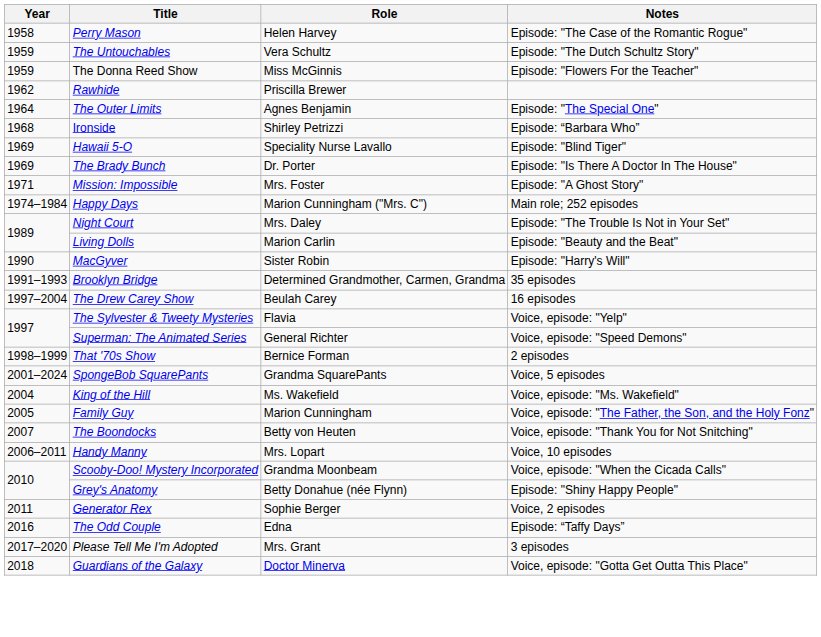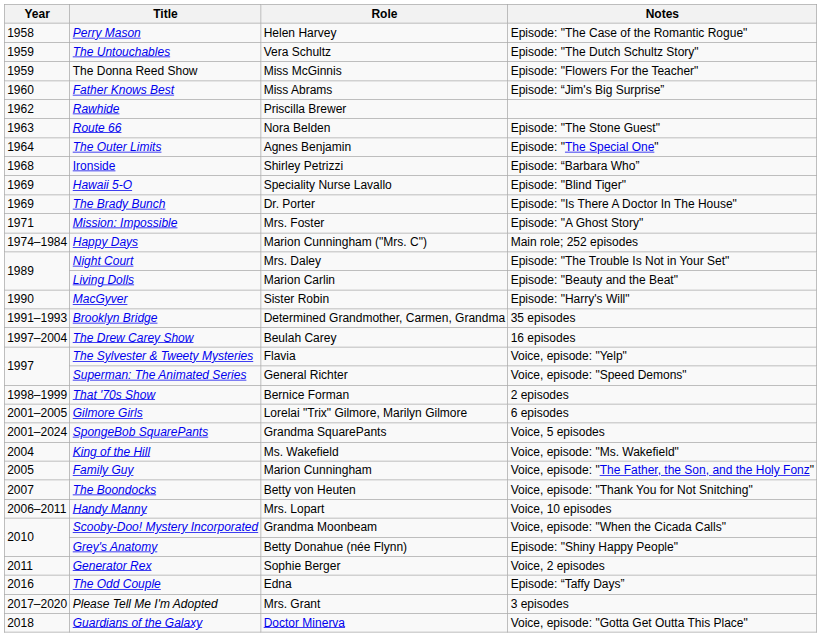+ row: (123, 90)
+ row: (97, 128)
+ row: (108, 413)
